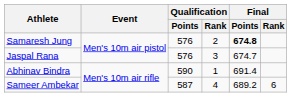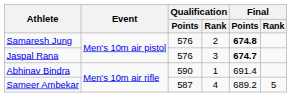(245, 56) normal -> (245, 56) bold
(274, 85) 6 -> (274, 85) 5
